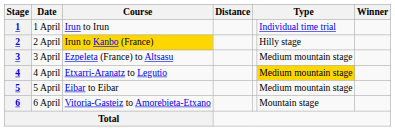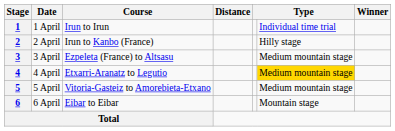(109, 42) gold background -> (109, 42) no background
(92, 88) Eibar to Eibar -> (138, 88) Vitoria-Gasteiz to Amorebieta-Etxano
(138, 103) Vitoria-Gasteiz to Amorebieta-Etxano -> (92, 103) Eibar to Eibar
